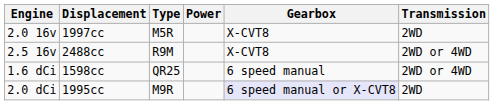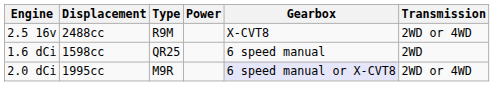- row: (32, 33)
(437, 71) 2WD or 4WD -> (412, 52) 2WD
(412, 90) 2WD -> (437, 71) 2WD or 4WD
